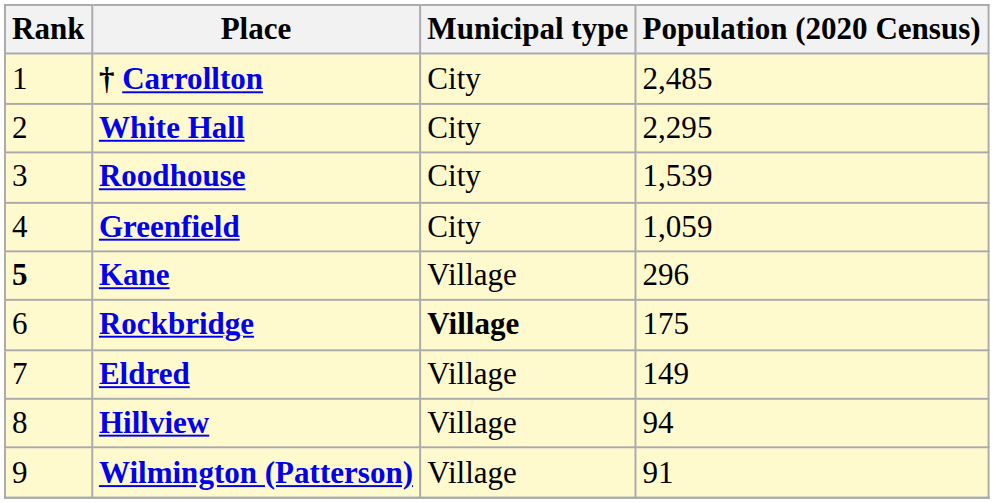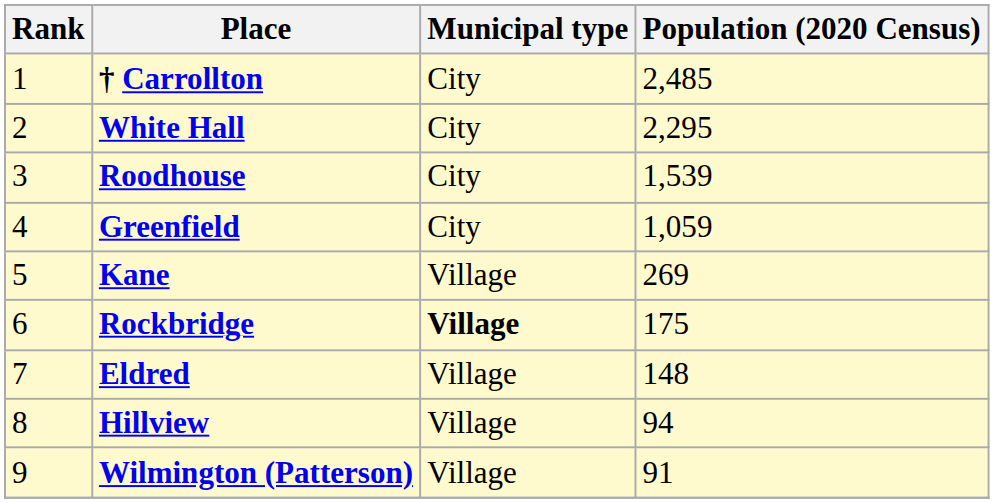(20, 275) bold -> (20, 275) normal
(666, 275) 296 -> (666, 275) 269
(666, 373) 149 -> (666, 373) 148
